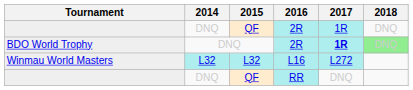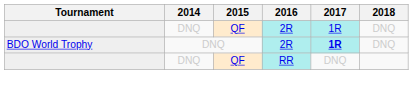(386, 45) lightgreen background -> (384, 45) no background
- row: (60, 61)
